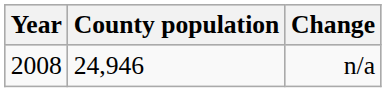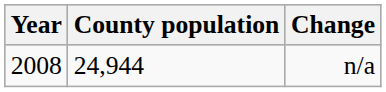(109, 65) 24,946 -> (109, 65) 24,944
